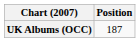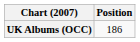(114, 29) 187 -> (114, 29) 186
